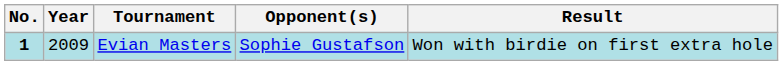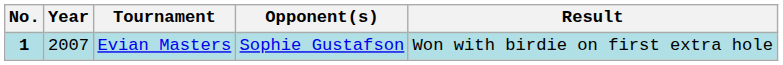(69, 47) 2009 -> (69, 47) 2007
